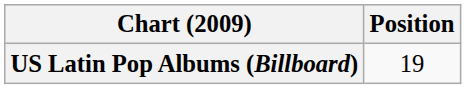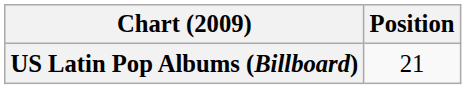(412, 63) 19 -> (412, 63) 21
